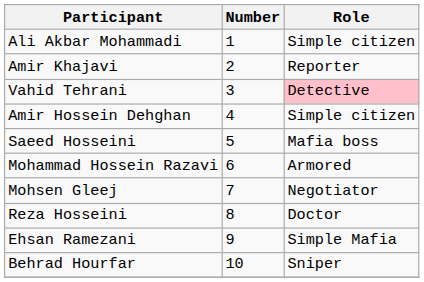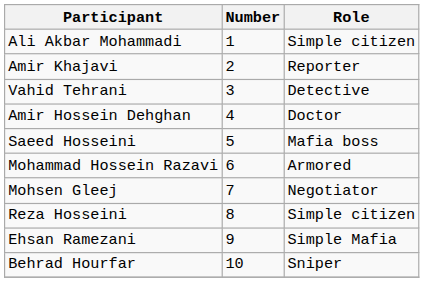(328, 91) pink background -> (328, 91) no background
(351, 116) Simple citizen -> (315, 116) Doctor
(315, 215) Doctor -> (351, 215) Simple citizen
